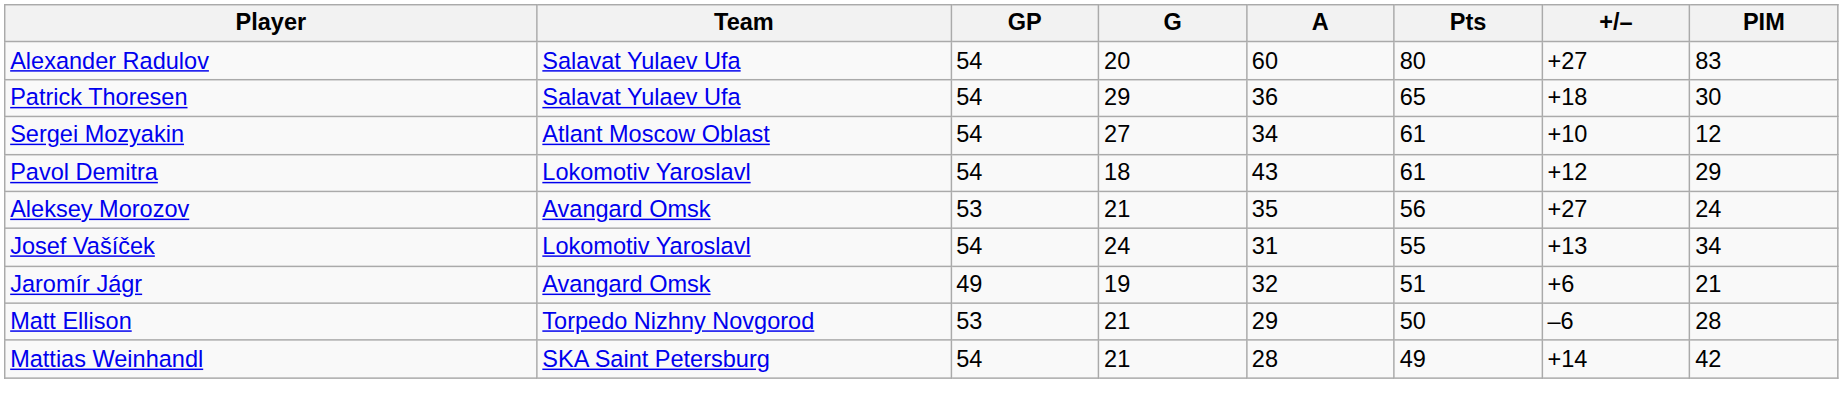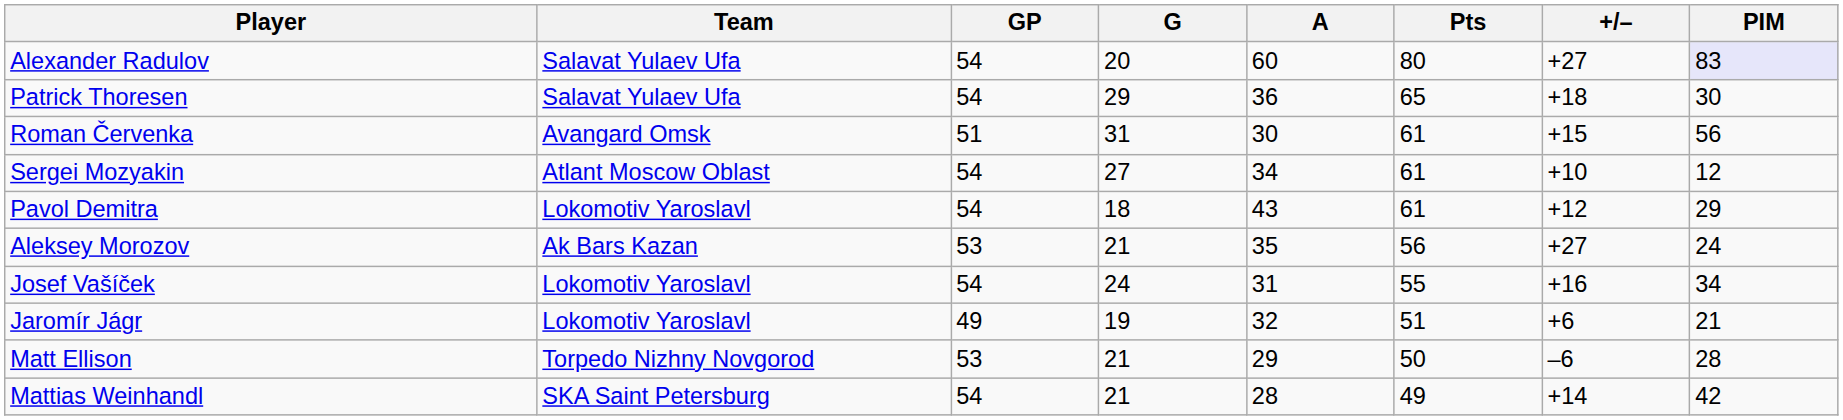(1708, 60) no background -> (1708, 60) lavender background
+ row: (102, 135)
(626, 209) Avangard Omsk -> (620, 246) Ak Bars Kazan
(1567, 246) +13 -> (1567, 284) +16
(626, 284) Avangard Omsk -> (646, 321) Lokomotiv Yaroslavl
